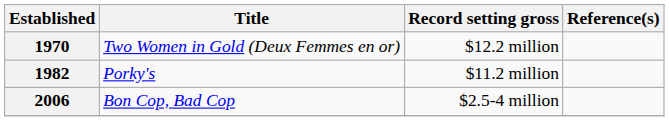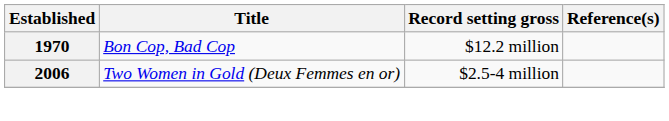(252, 45) Two Women in Gold (Deux Femmes en or) -> (169, 45) Bon Cop, Bad Cop
- row: (52, 73)
(169, 101) Bon Cop, Bad Cop -> (252, 73) Two Women in Gold (Deux Femmes en or)
